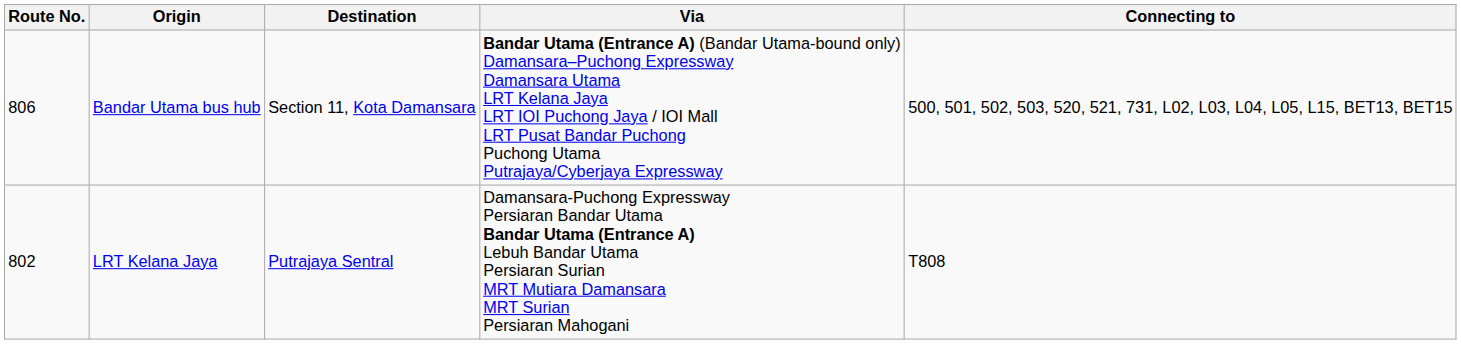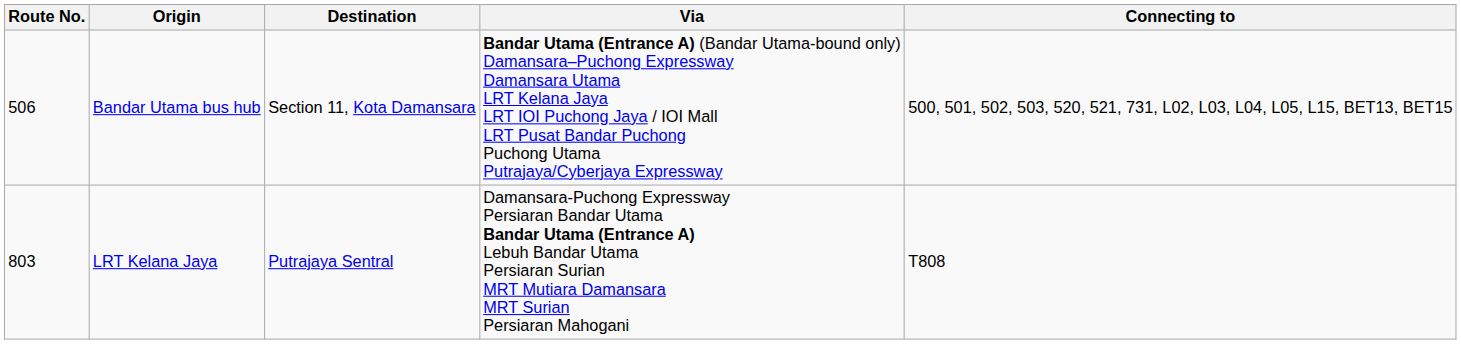(22, 107) 806 -> (22, 107) 506
(22, 261) 802 -> (22, 261) 803
